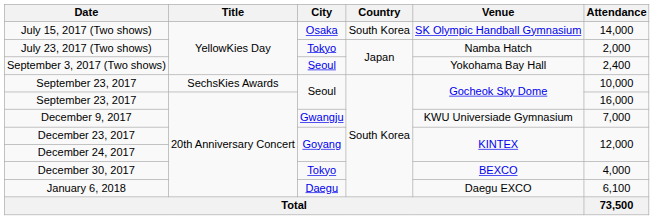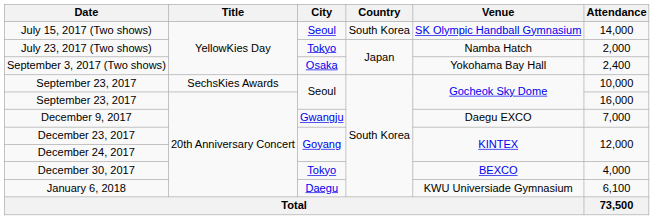(322, 30) Osaka -> (322, 30) Seoul
(322, 65) Seoul -> (322, 65) Osaka
(498, 118) KWU Universiade Gymnasium -> (498, 118) Daegu EXCO
(498, 188) Daegu EXCO -> (498, 188) KWU Universiade Gymnasium
